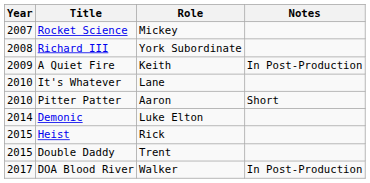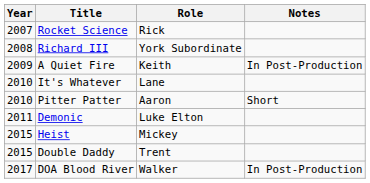(158, 30) Mickey -> (152, 30) Rick
(20, 117) 2014 -> (20, 117) 2011
(152, 135) Rick -> (158, 135) Mickey
